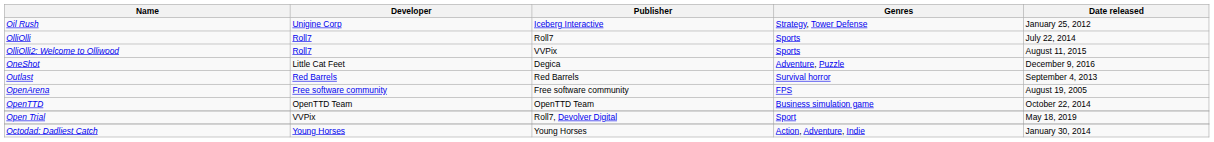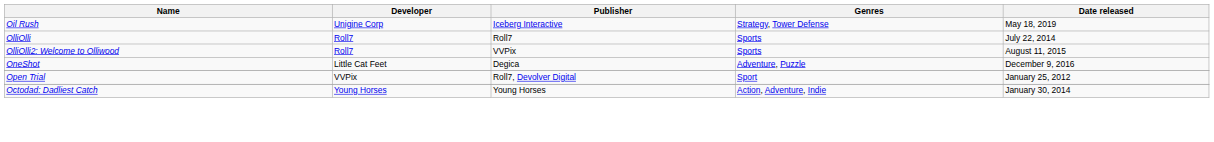(1058, 24) January 25, 2012 -> (1031, 24) May 18, 2019
- row: (20, 77)
- row: (28, 90)
- row: (25, 104)
(1051, 117) May 18, 2019 -> (1038, 77) January 25, 2012
